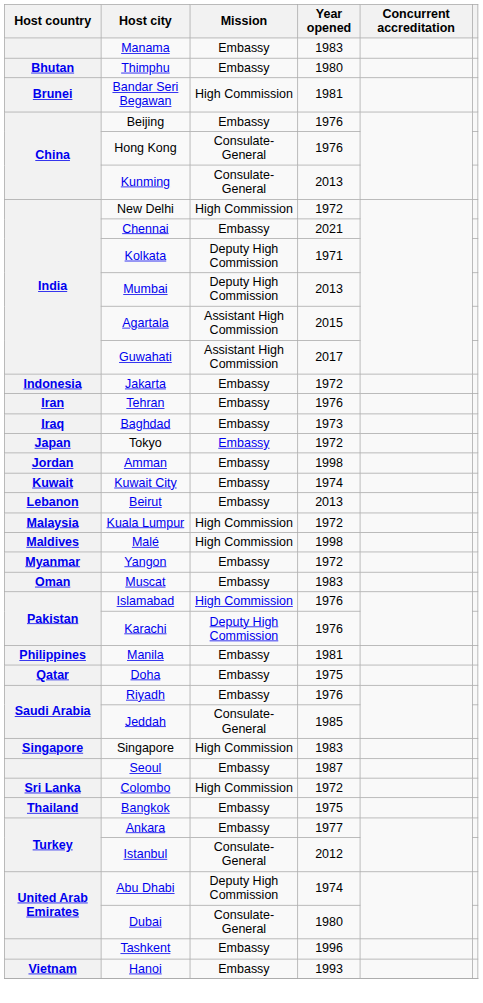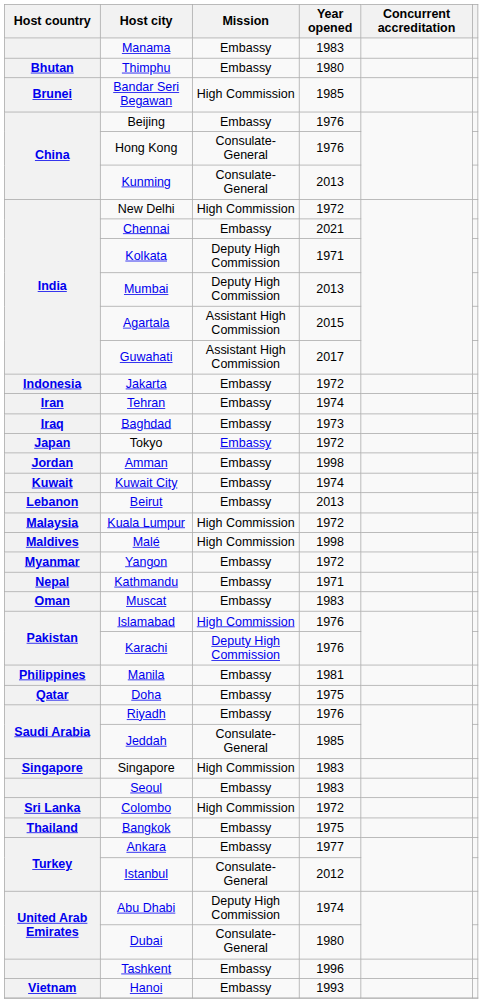(329, 94) 1981 -> (330, 94) 1985
(329, 403) 1976 -> (330, 403) 1974
+ row: (146, 581)
(329, 768) 1987 -> (330, 788) 1983
